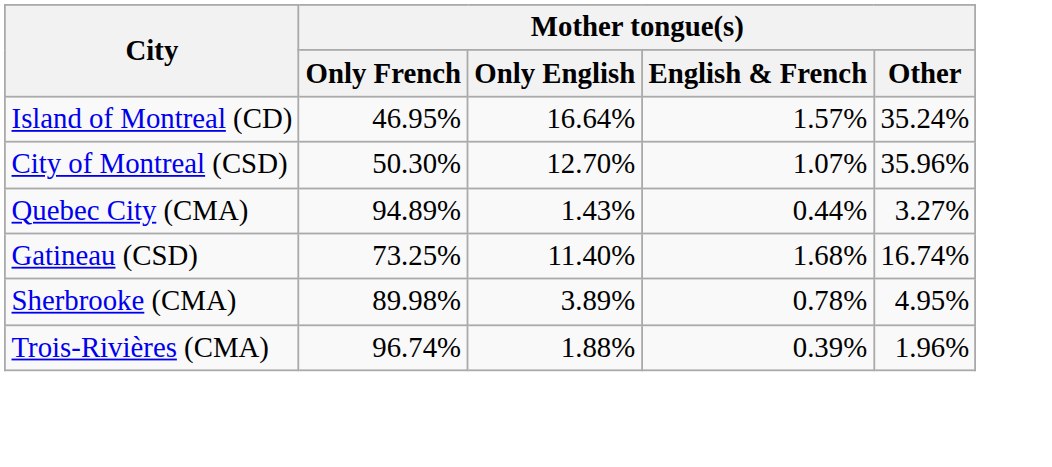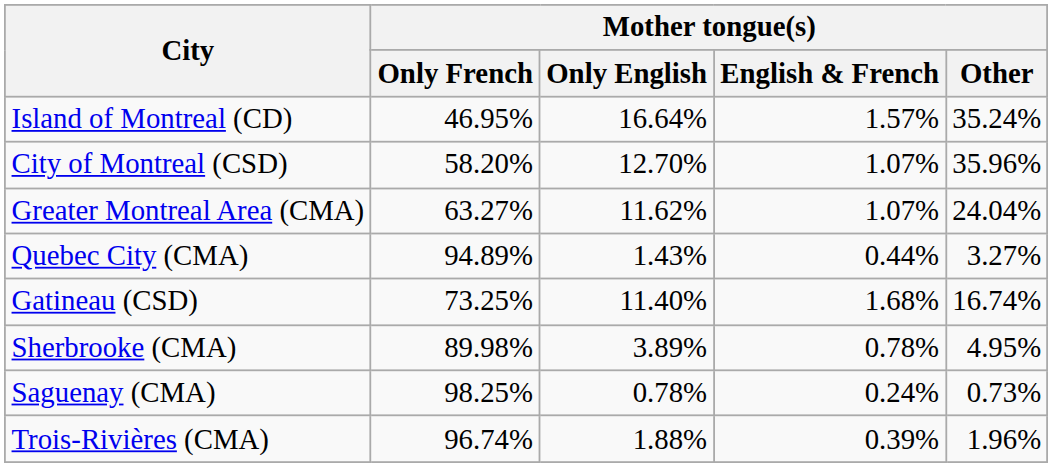(417, 164) 50.30% -> (489, 164) 58.20%
+ row: (188, 210)
+ row: (114, 392)
